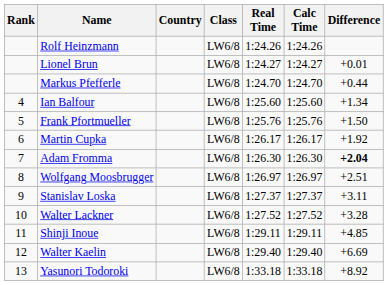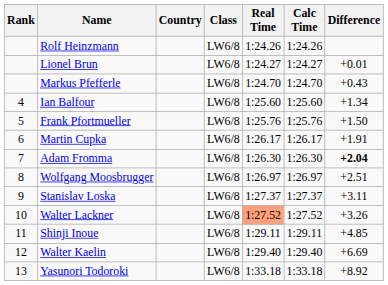(354, 83) +0.44 -> (354, 83) +0.43
(354, 139) +1.92 -> (354, 139) +1.91
(263, 214) no background -> (263, 214) lightsalmon background
(354, 214) +3.28 -> (354, 214) +3.26
